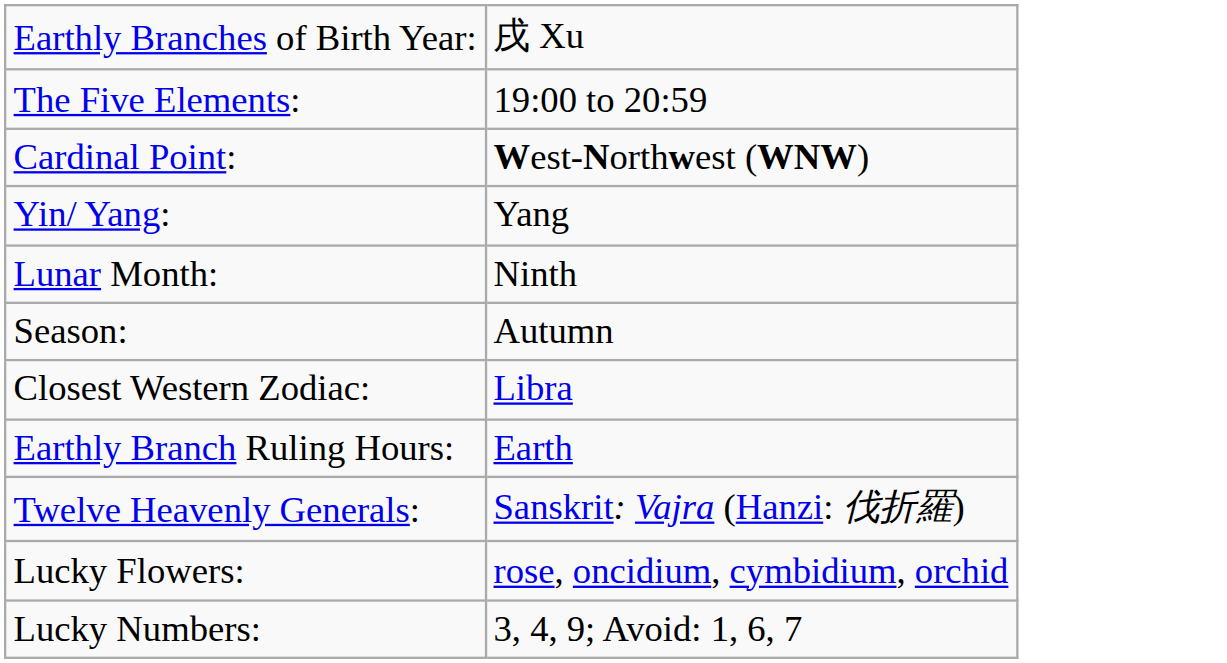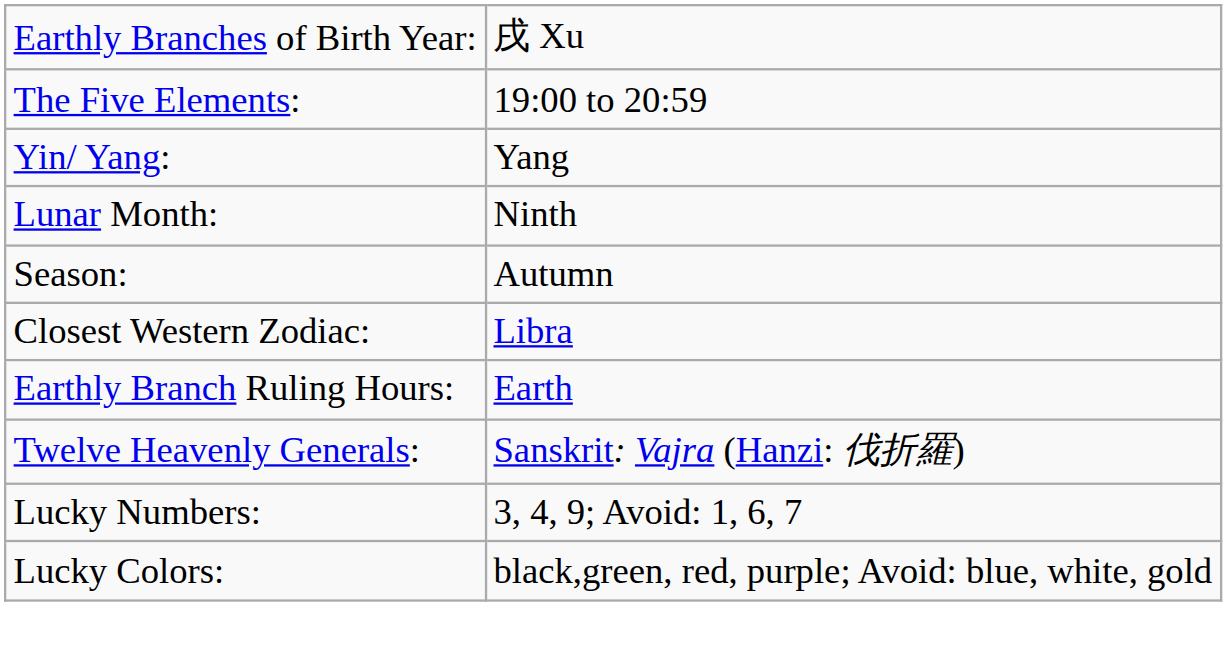- row: (125, 156)
- row: (129, 570)
+ row: (119, 570)
